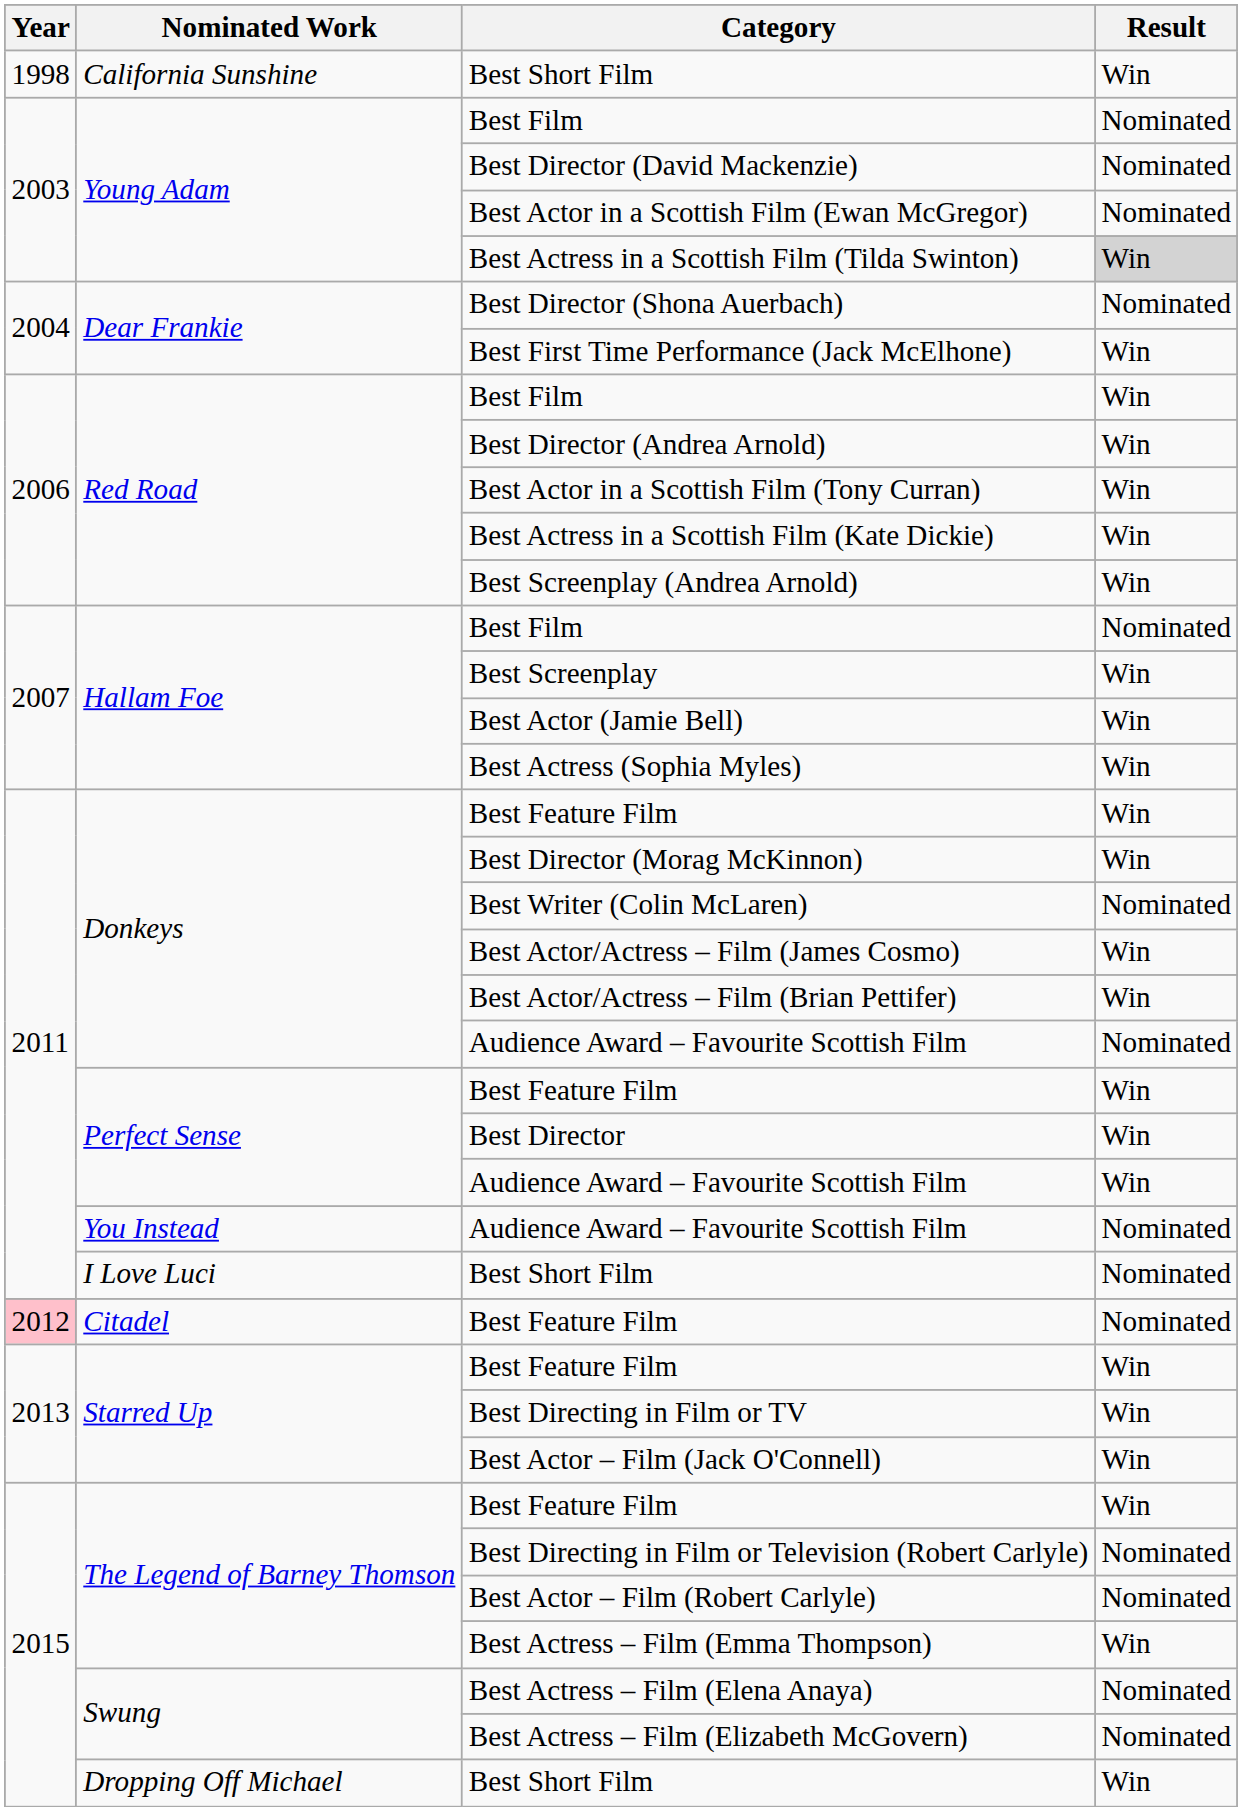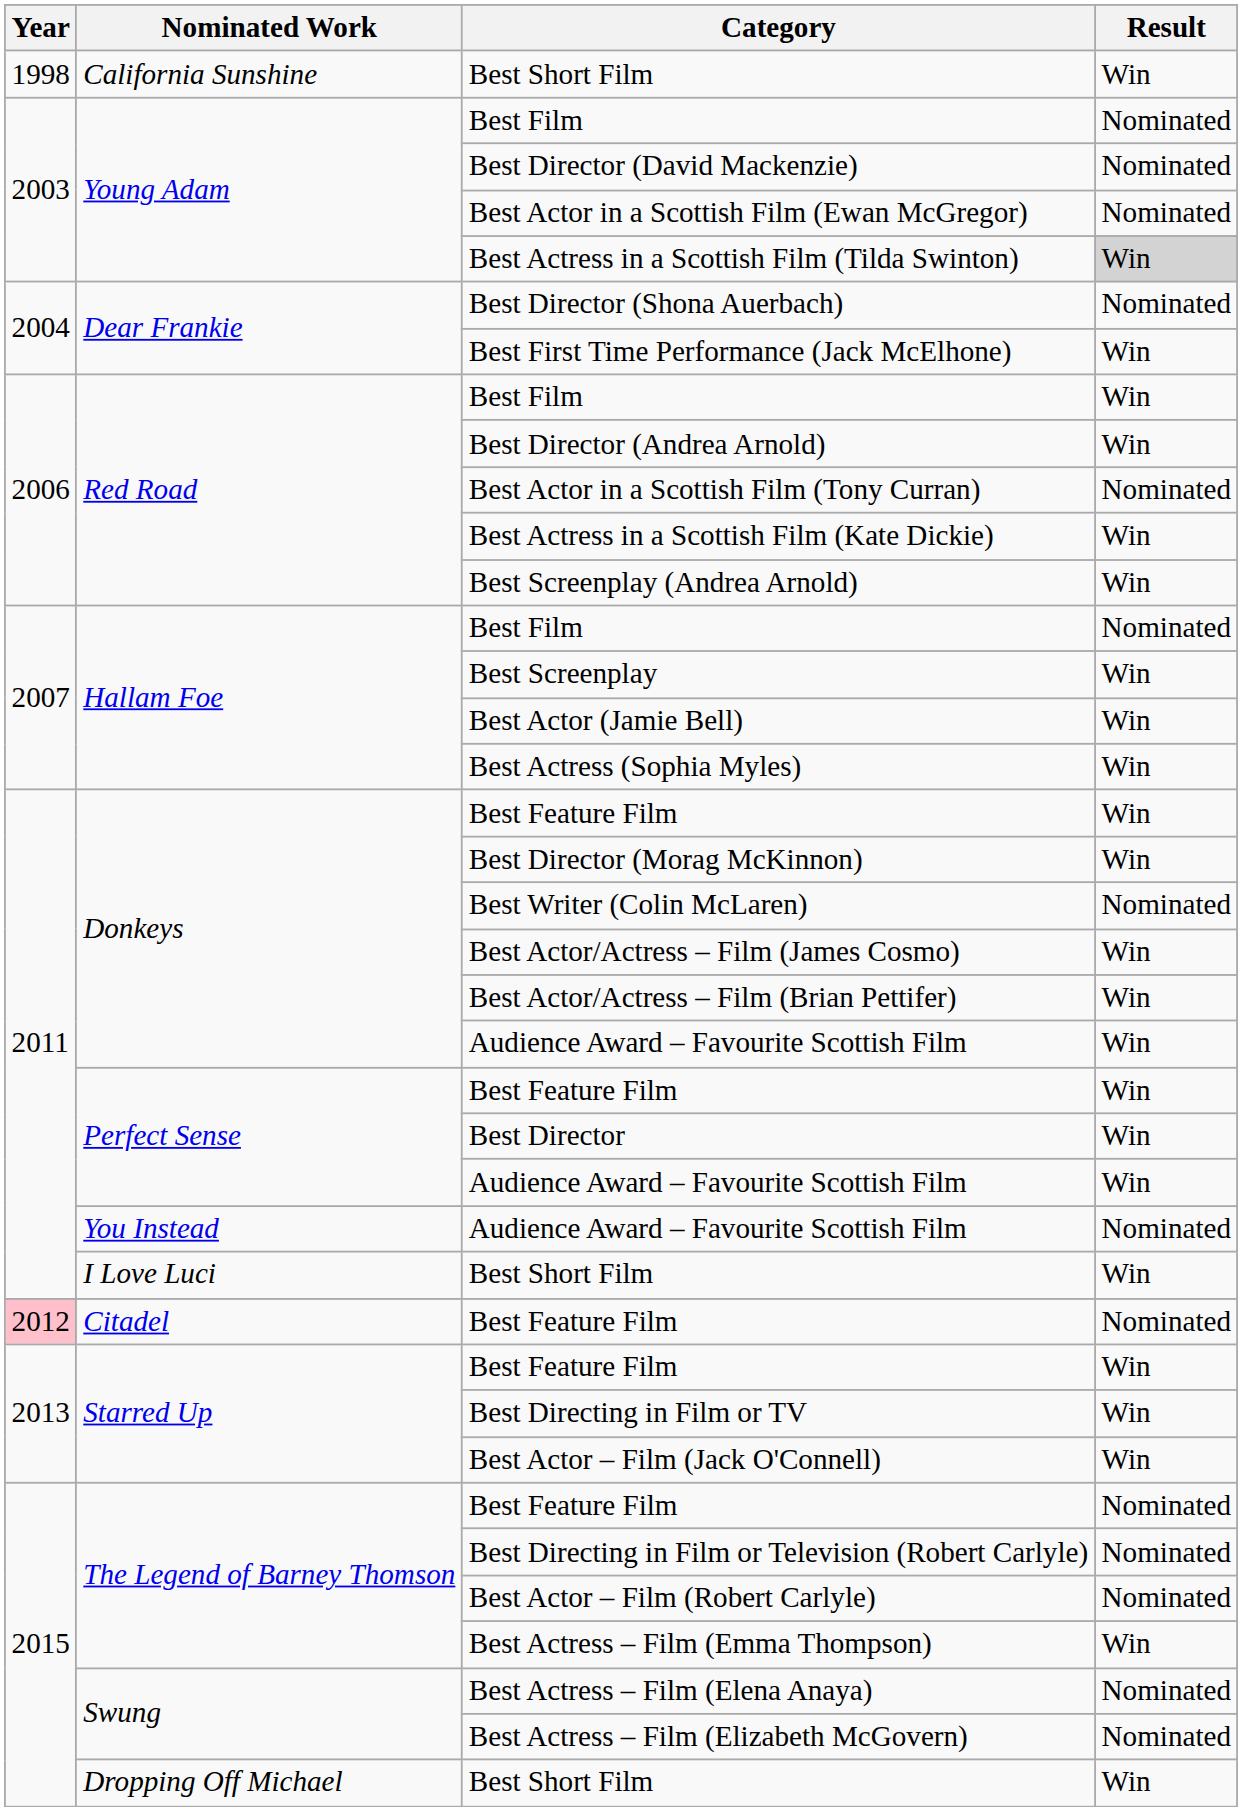(1126, 489) Win -> (1166, 489) Nominated
(1166, 1043) Nominated -> (1126, 1043) Win
(1166, 1274) Nominated -> (1126, 1274) Win
(1126, 1505) Win -> (1166, 1505) Nominated
